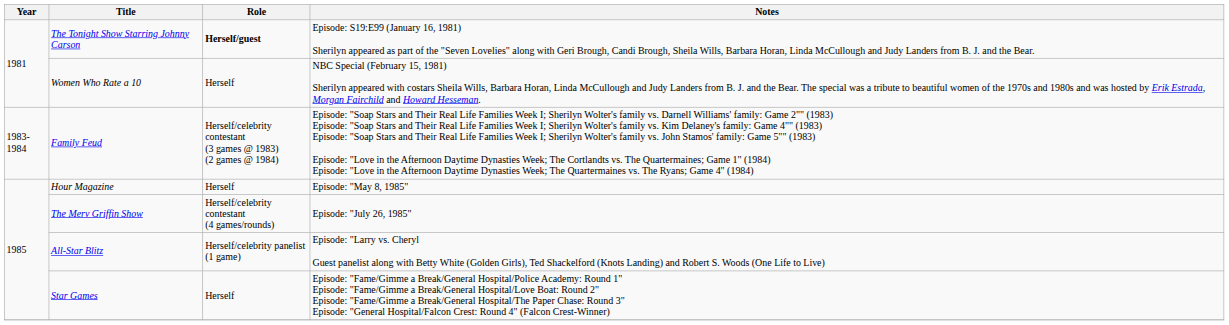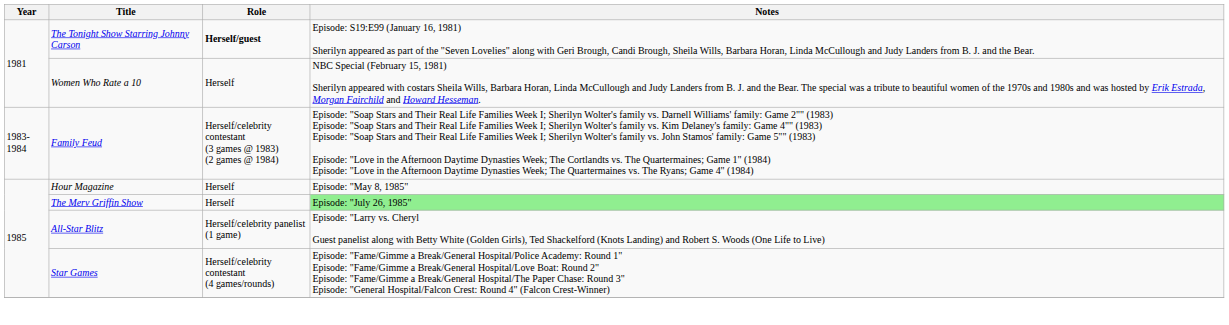(240, 213) Herself/celebrity contestant (4 games/rounds) -> (220, 202) Herself
(362, 213) no background -> (362, 202) lightgreen background
(220, 295) Herself -> (240, 273) Herself/celebrity contestant (4 games/rounds)
